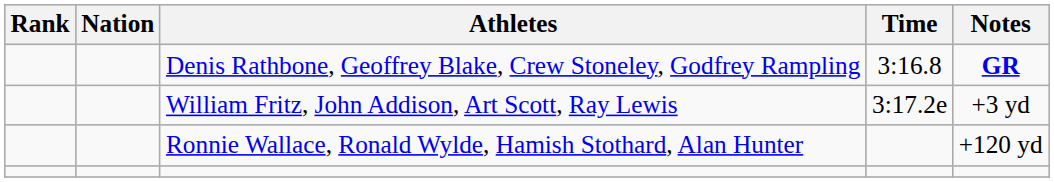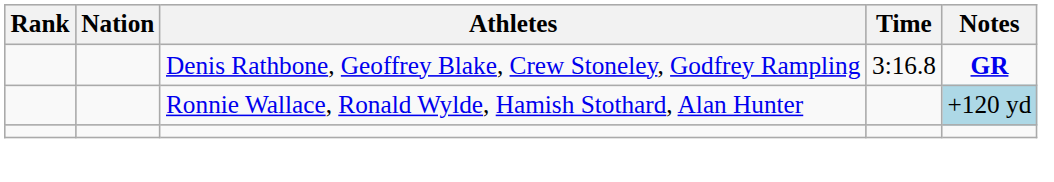- row: (422, 104)
(1001, 144) no background -> (989, 104) lightblue background
